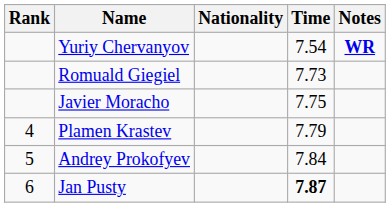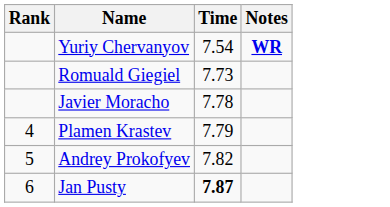- column: (241, 18)
(311, 103) 7.75 -> (218, 103) 7.78
(311, 159) 7.84 -> (218, 159) 7.82
